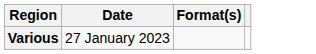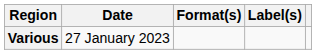+ column: (275, 15)
